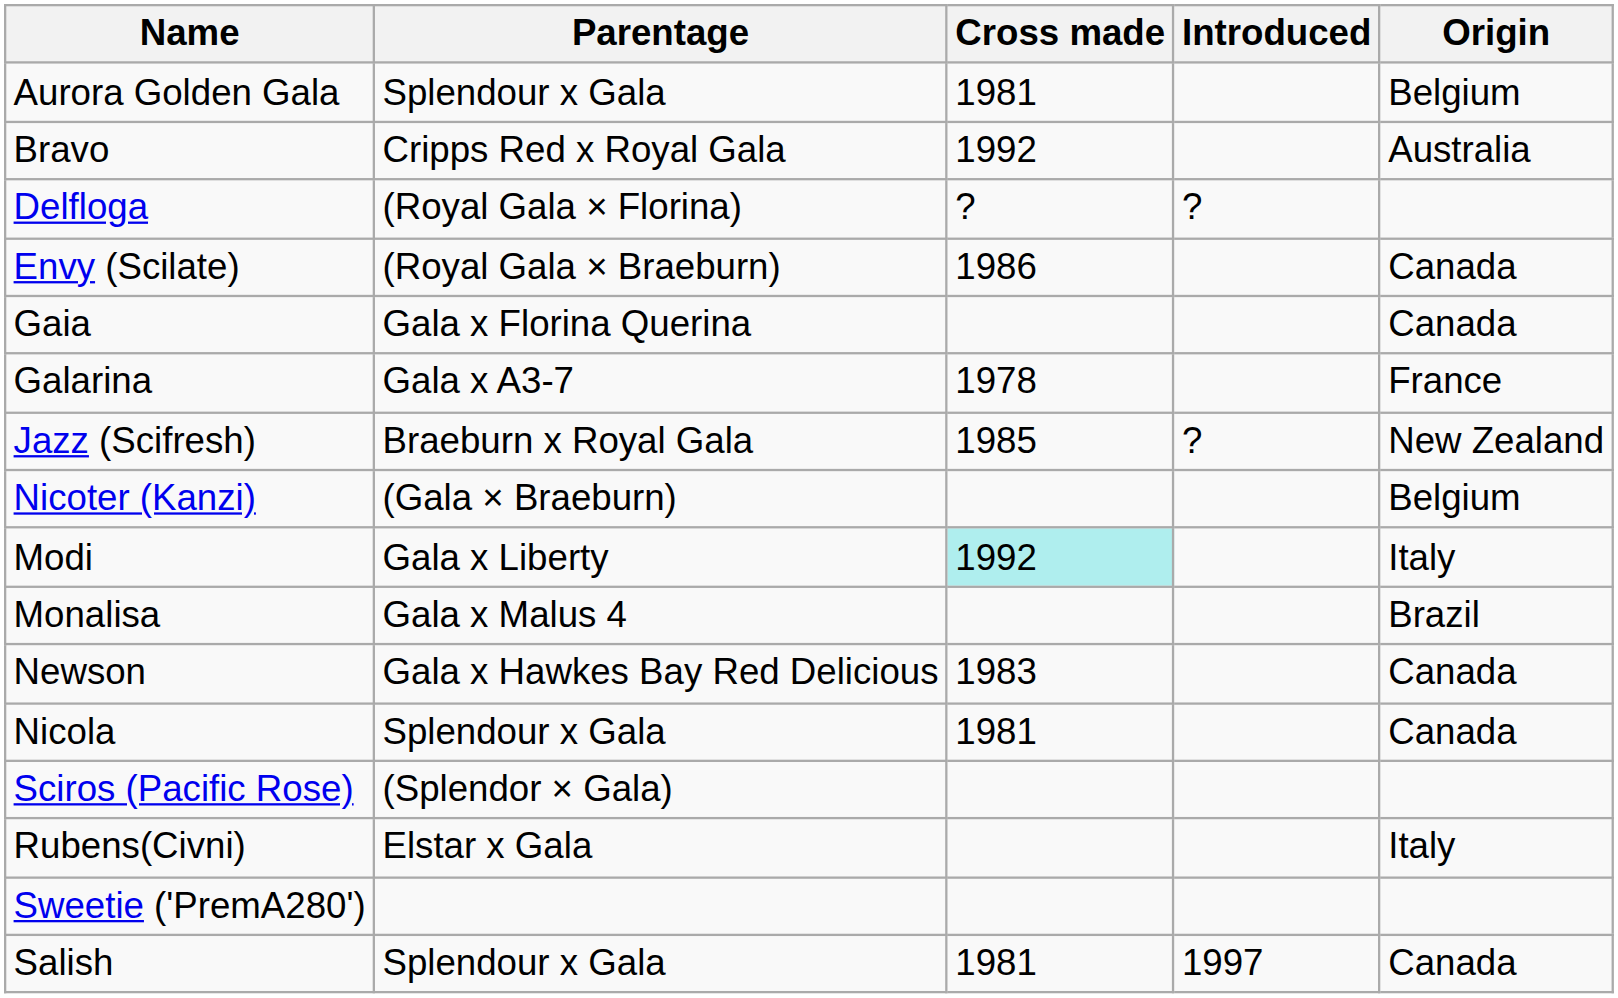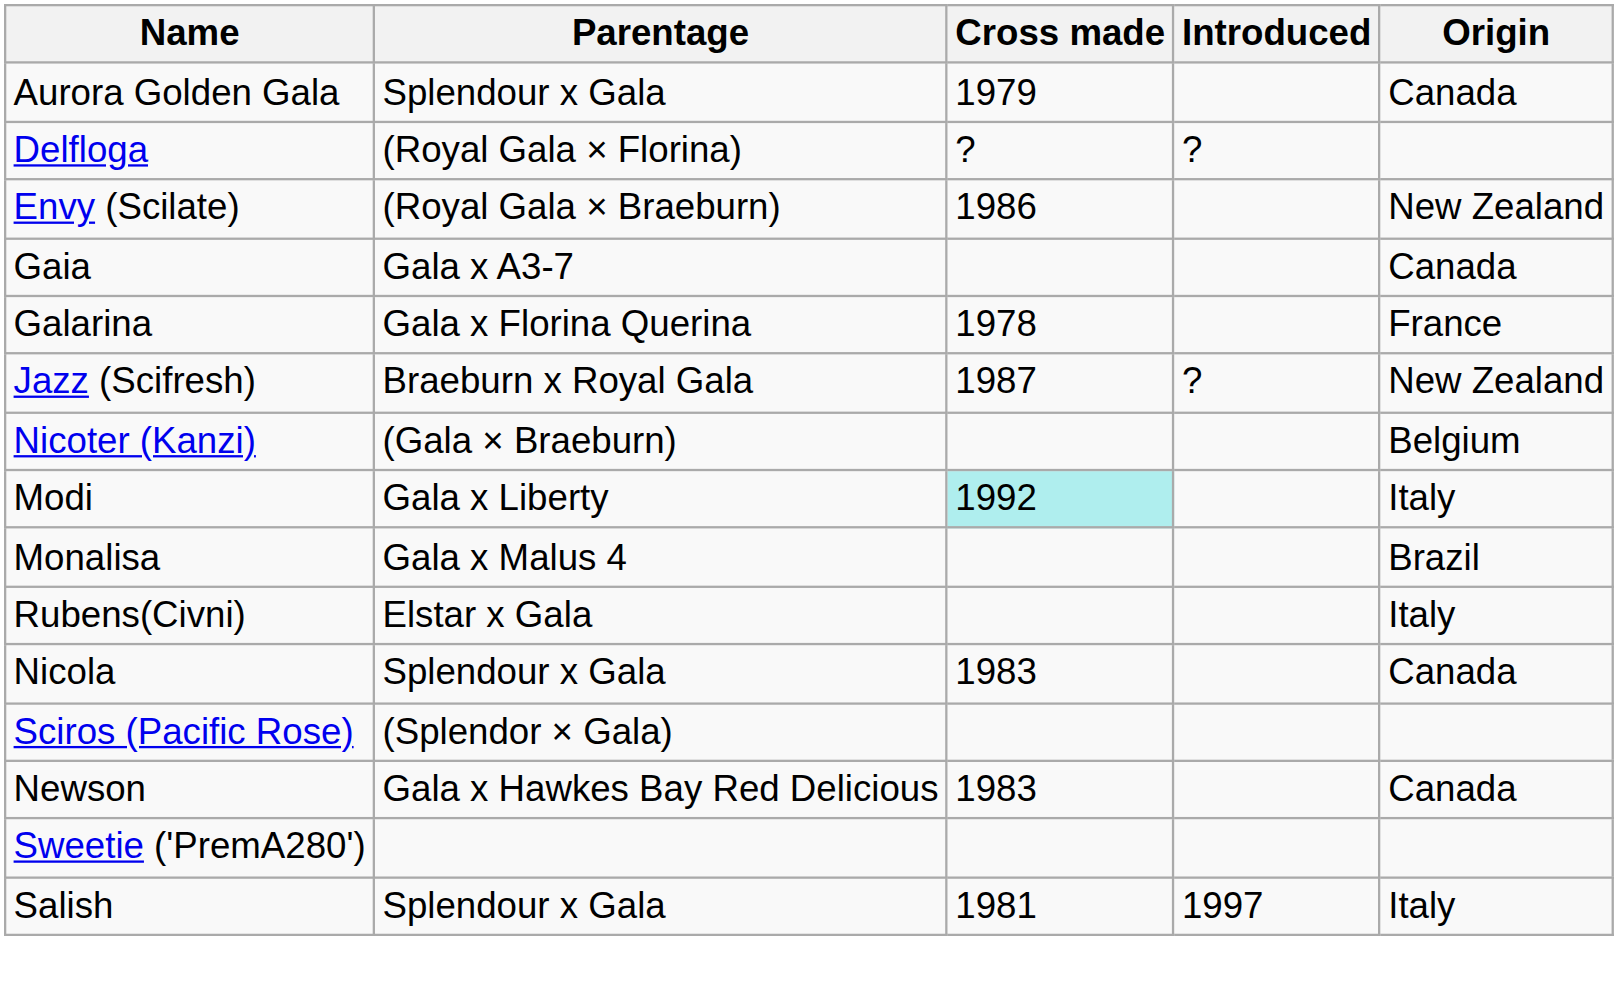(996, 91) 1981 -> (996, 91) 1979
(1454, 91) Belgium -> (1452, 91) Canada
- row: (61, 149)
(1452, 265) Canada -> (1496, 207) New Zealand
(567, 324) Gala x Florina Querina -> (478, 265) Gala x A3-7
(478, 382) Gala x A3-7 -> (567, 324) Gala x Florina Querina
(996, 440) 1985 -> (996, 382) 1987
rows swapped: (80, 672) <-> (130, 847)
(996, 730) 1981 -> (996, 672) 1983
(1452, 963) Canada -> (1422, 905) Italy
